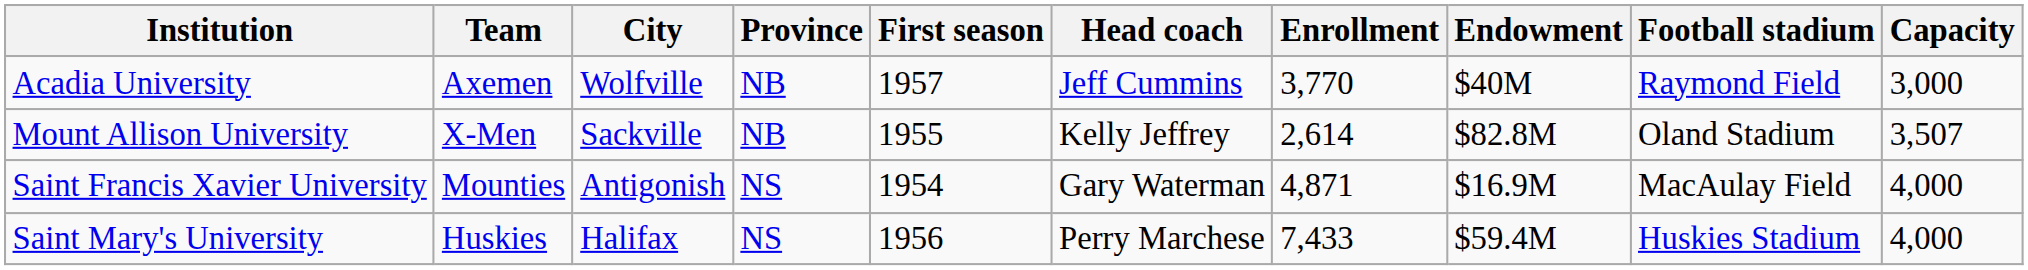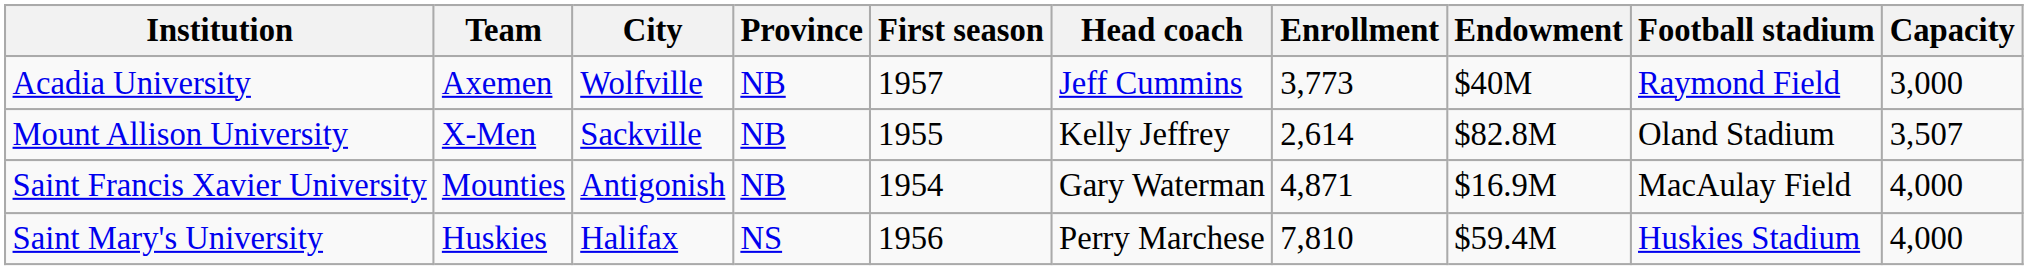(1317, 82) 3,770 -> (1317, 82) 3,773
(761, 185) NS -> (763, 185) NB
(1317, 237) 7,433 -> (1317, 237) 7,810
